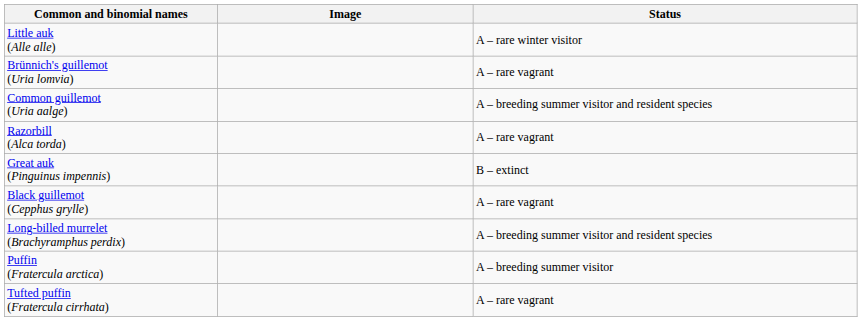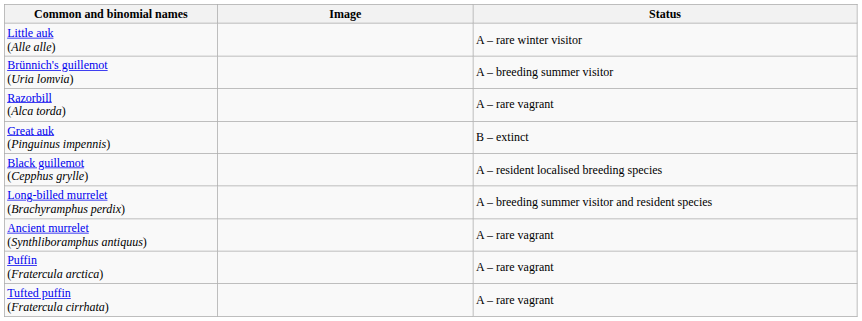(515, 72) A – rare vagrant -> (545, 72) A – breeding summer visitor
- row: (54, 104)
(515, 202) A – rare vagrant -> (569, 169) A – resident localised breeding species
+ row: (77, 234)
(545, 267) A – breeding summer visitor -> (515, 267) A – rare vagrant
